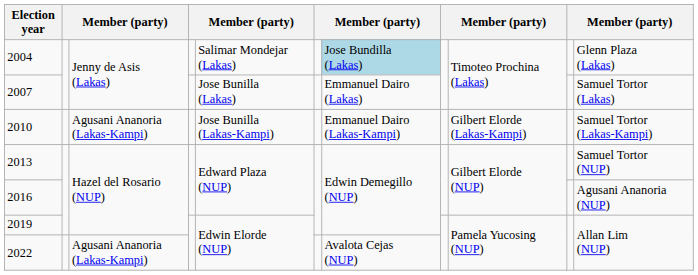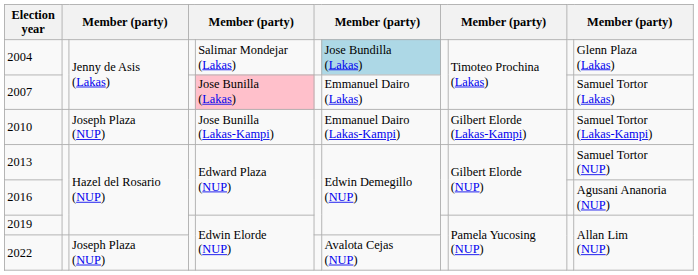(229, 92) no background -> (229, 92) pink background
(117, 127) Agusani Ananoria (Lakas-Kampi) -> (104, 127) Joseph Plaza (NUP)
(117, 253) Agusani Ananoria (Lakas-Kampi) -> (104, 253) Joseph Plaza (NUP)
